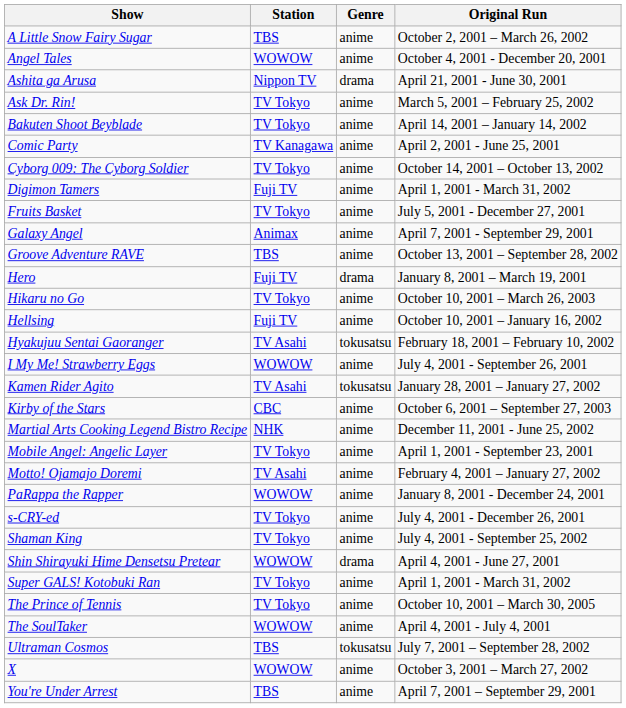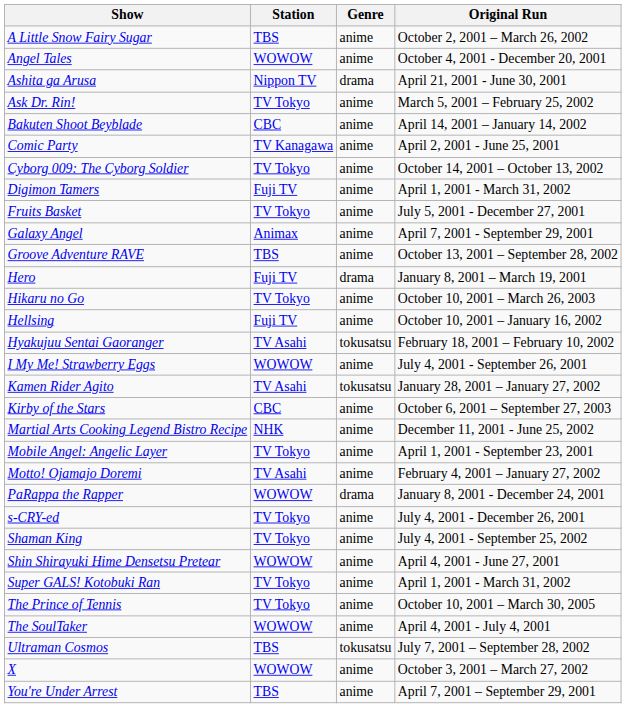(282, 124) TV Tokyo -> (267, 124) CBC
(356, 495) anime -> (357, 495) drama
(357, 560) drama -> (356, 560) anime
